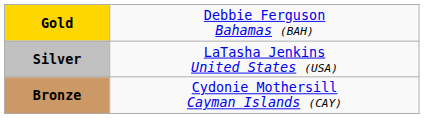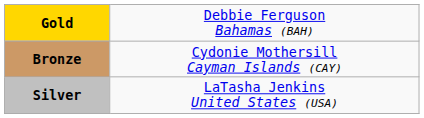rows swapped: (57, 59) <-> (57, 96)
